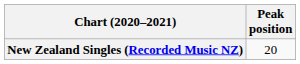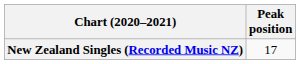(271, 49) 20 -> (271, 49) 17
